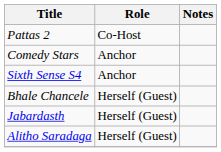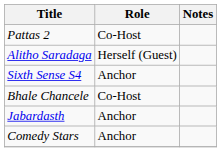rows swapped: (43, 55) <-> (49, 136)
(137, 95) Herself (Guest) -> (119, 95) Co-Host
(137, 116) Herself (Guest) -> (117, 116) Anchor
